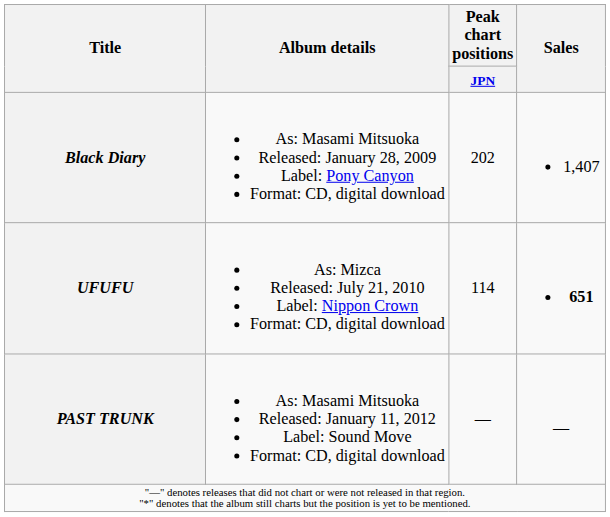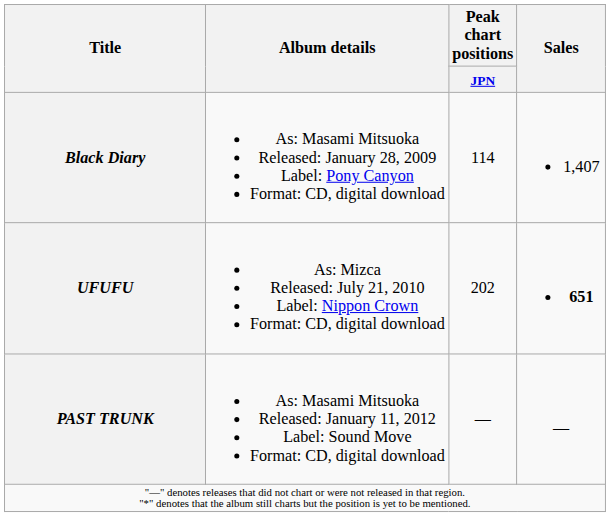(483, 157) 202 -> (483, 157) 114
(483, 288) 114 -> (483, 288) 202
